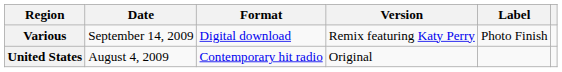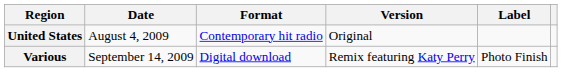rows swapped: (45, 56) <-> (45, 35)
